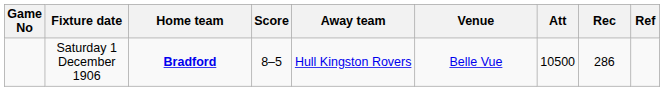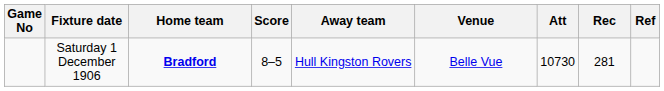(558, 62) 10500 -> (558, 62) 10730
(604, 62) 286 -> (604, 62) 281
